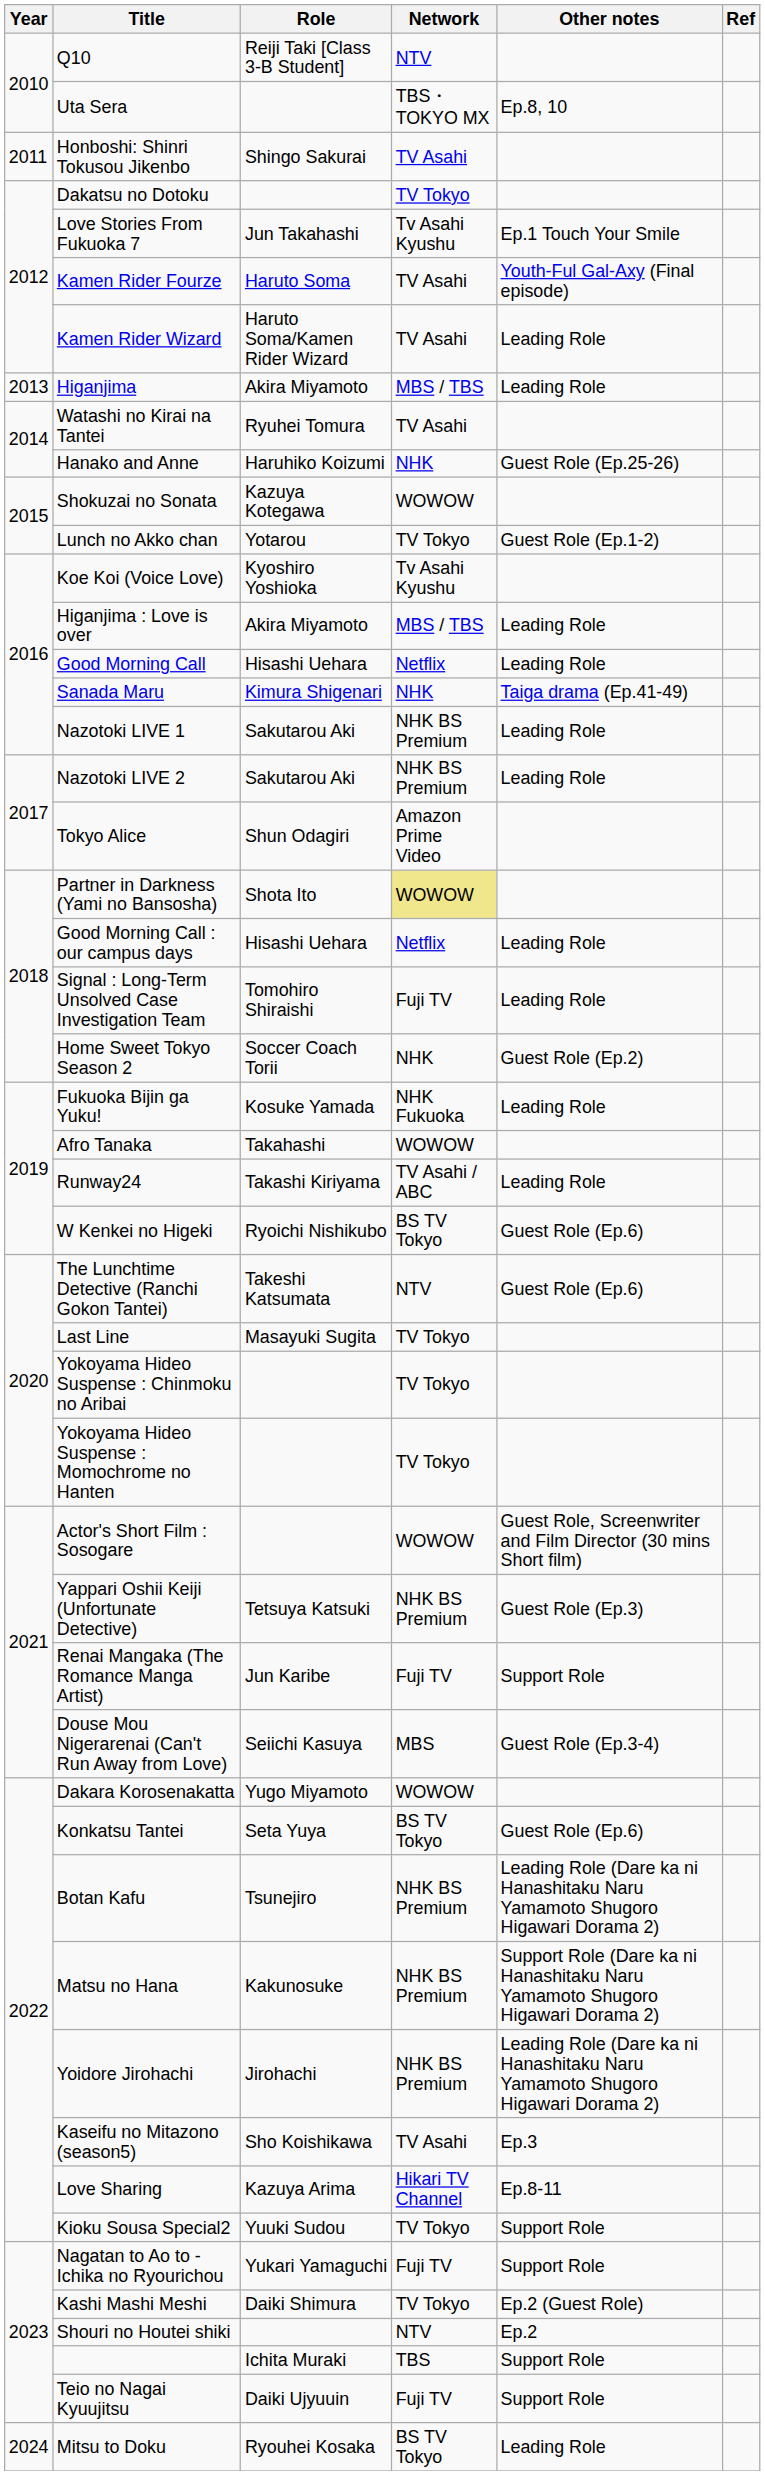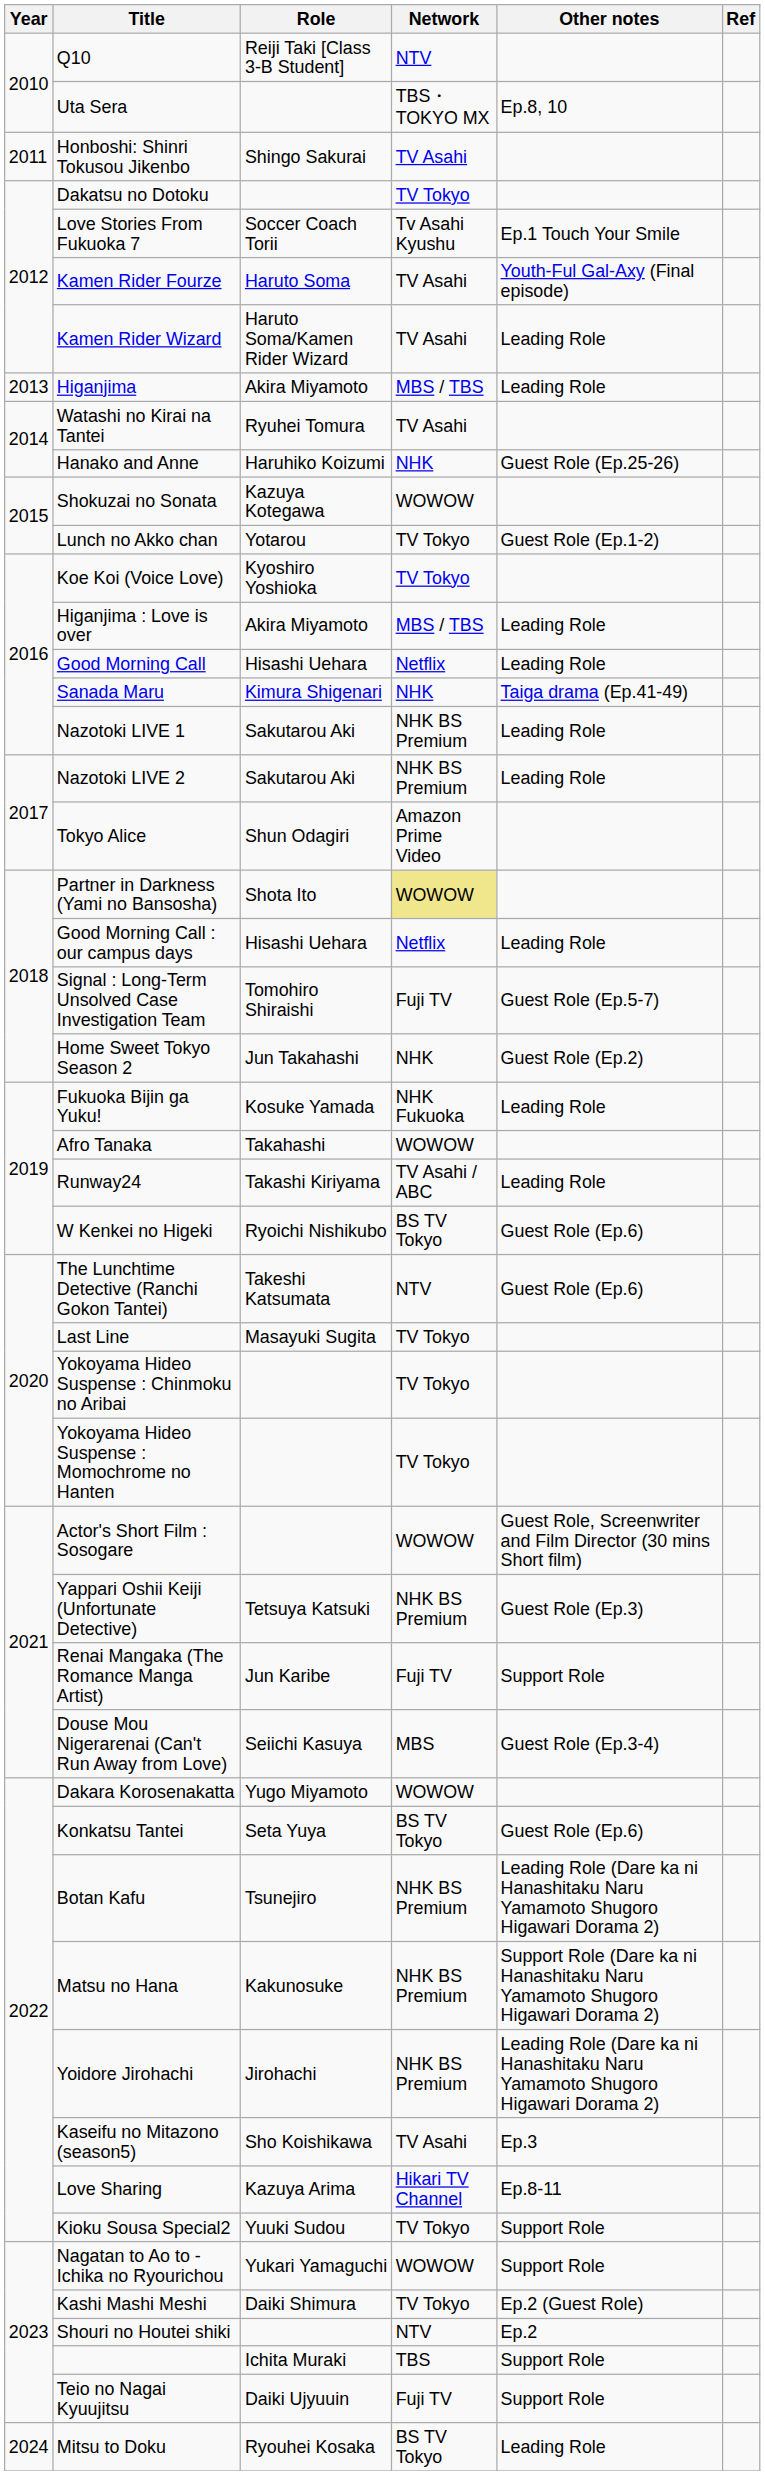(302, 233) Jun Takahashi -> (301, 233) Soccer Coach Torii
(430, 578) Tv Asahi Kyushu -> (433, 578) TV Tokyo
(553, 1001) Leading Role -> (580, 1001) Guest Role (Ep.5-7)
(301, 1059) Soccer Coach Torii -> (302, 1059) Jun Takahashi
(424, 2266) Fuji TV -> (435, 2266) WOWOW
